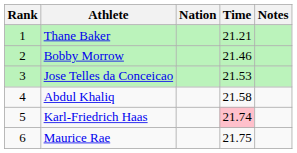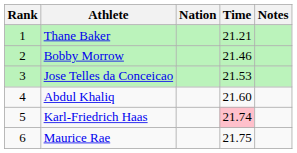(237, 96) 21.58 -> (237, 96) 21.60
